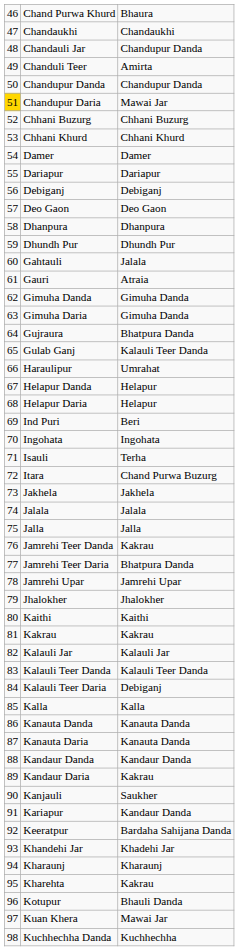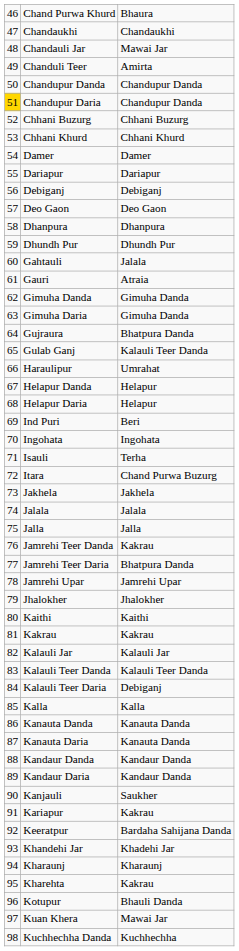(161, 48) Chandupur Danda -> (144, 48) Mawai Jar
(144, 102) Mawai Jar -> (161, 102) Chandupur Danda
(137, 777) Kakrau -> (156, 777) Kandaur Danda
(156, 812) Kandaur Danda -> (137, 812) Kakrau
